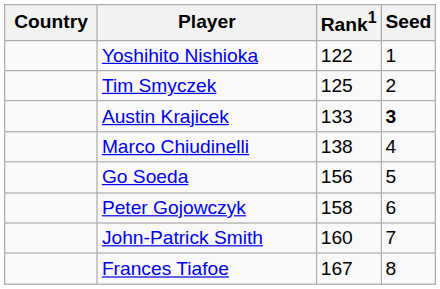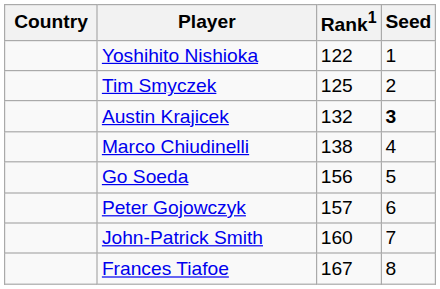(337, 116) 133 -> (337, 116) 132
(337, 207) 158 -> (337, 207) 157
